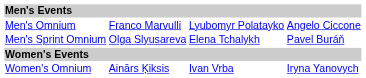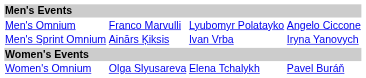(148, 40) Olga Slyusareva -> (139, 40) Ainārs Ķiksis
(224, 40) Elena Tchalykh -> (211, 40) Ivan Vrba
(316, 40) Pavel Buráň -> (323, 40) Iryna Yanovych
(139, 69) Ainārs Ķiksis -> (148, 69) Olga Slyusareva
(211, 69) Ivan Vrba -> (224, 69) Elena Tchalykh
(323, 69) Iryna Yanovych -> (316, 69) Pavel Buráň
